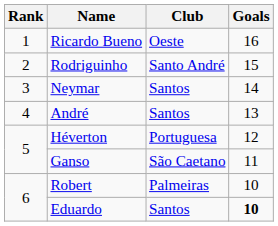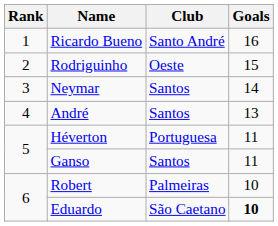(166, 40) Oeste -> (187, 40) Santo André
(187, 64) Santo André -> (166, 64) Oeste
(251, 137) 12 -> (251, 137) 11
(187, 161) São Caetano -> (169, 161) Santos
(169, 209) Santos -> (187, 209) São Caetano
